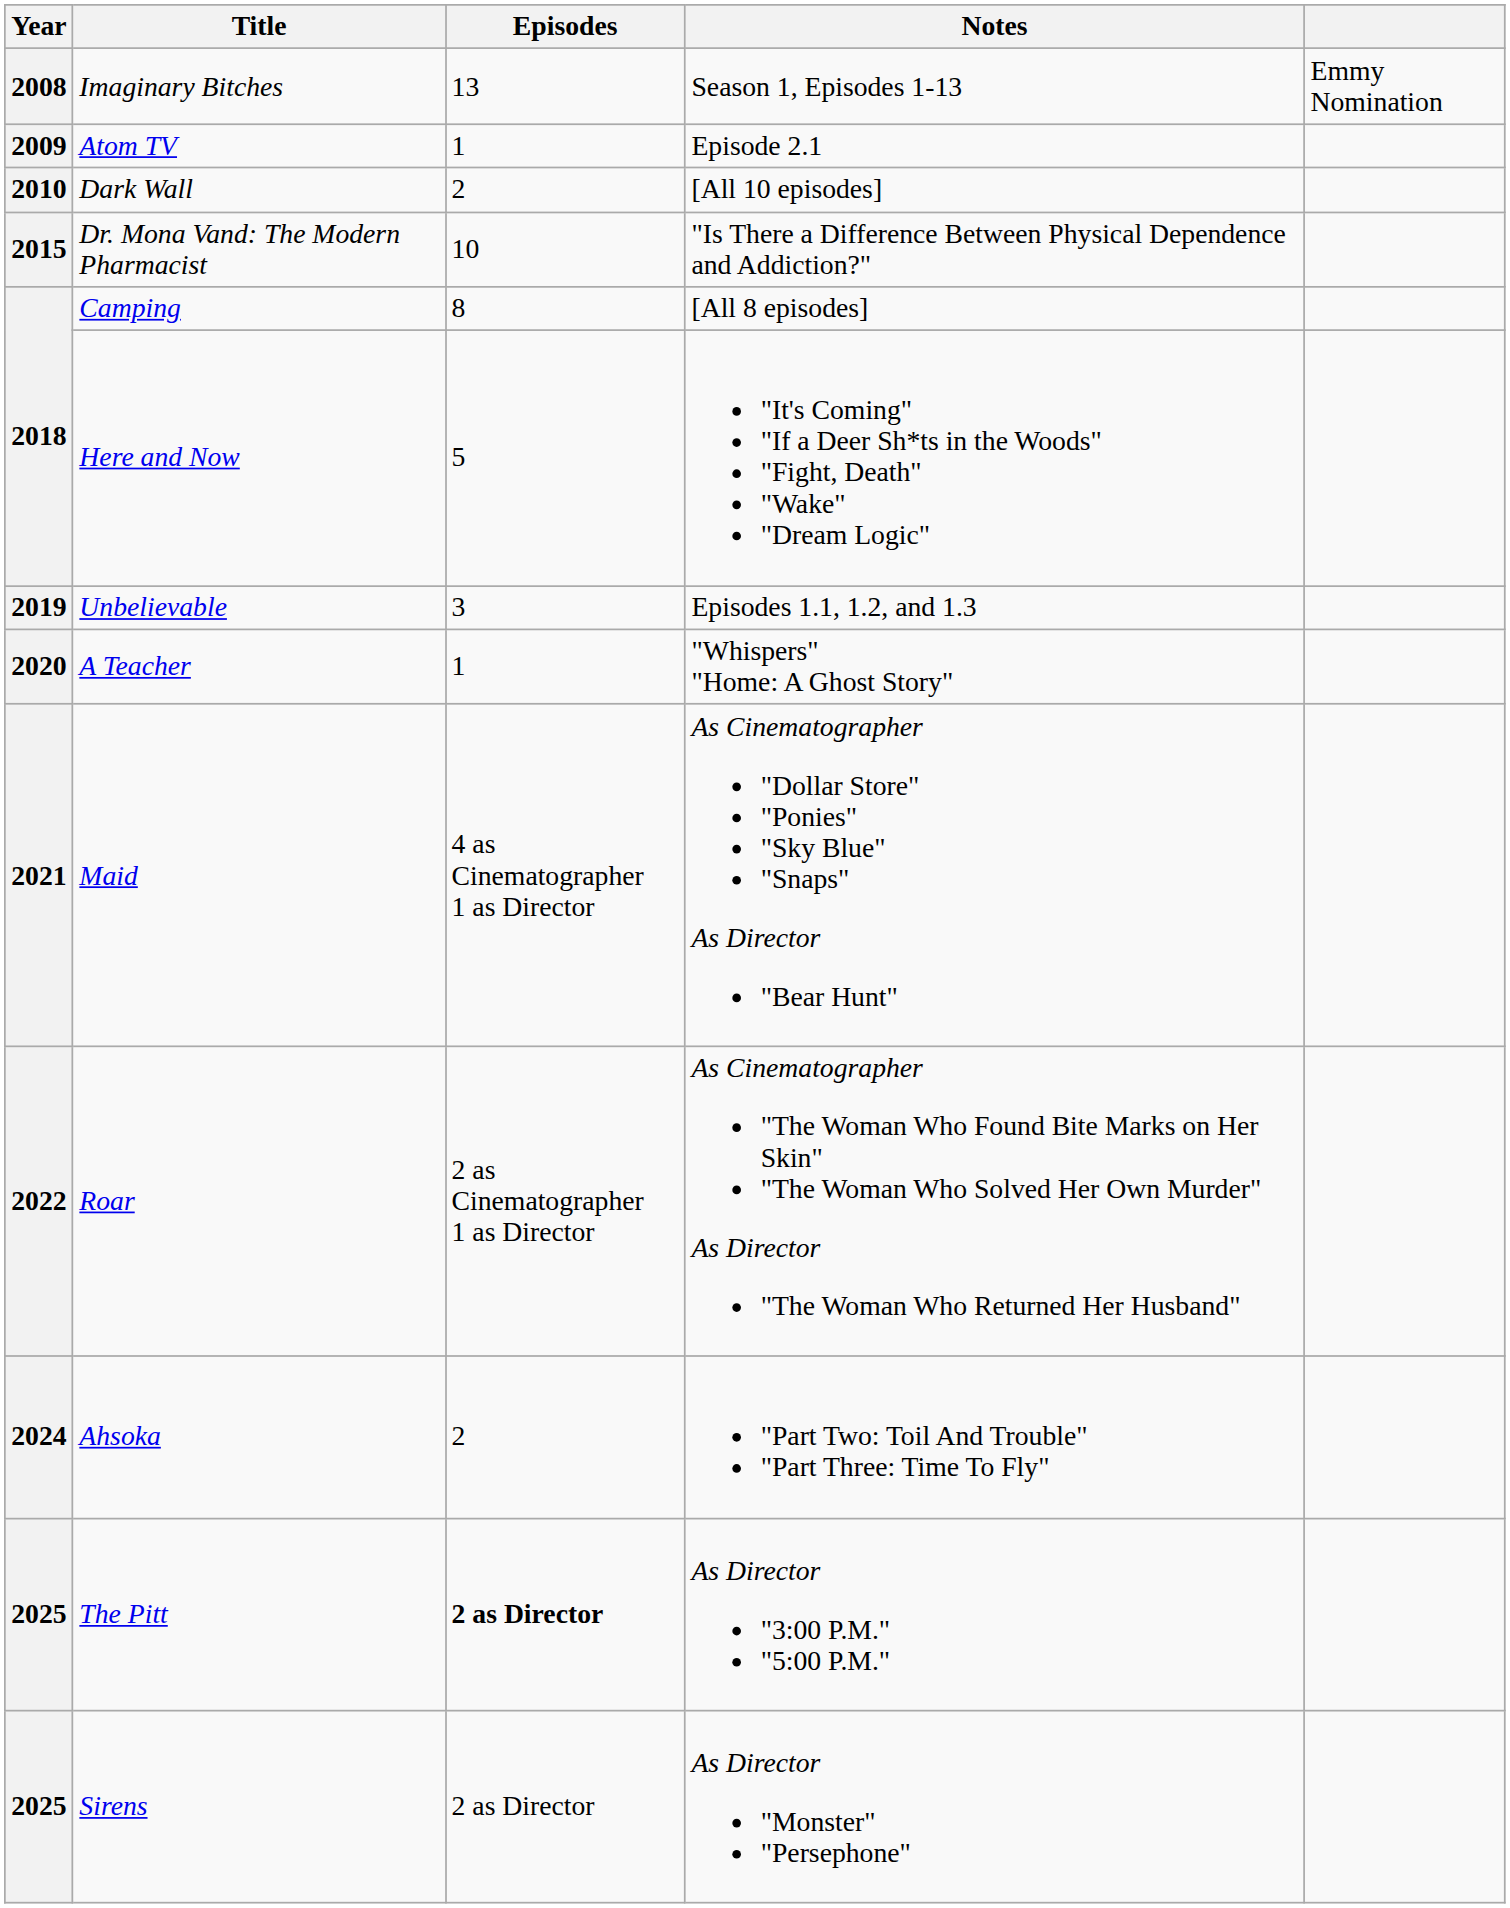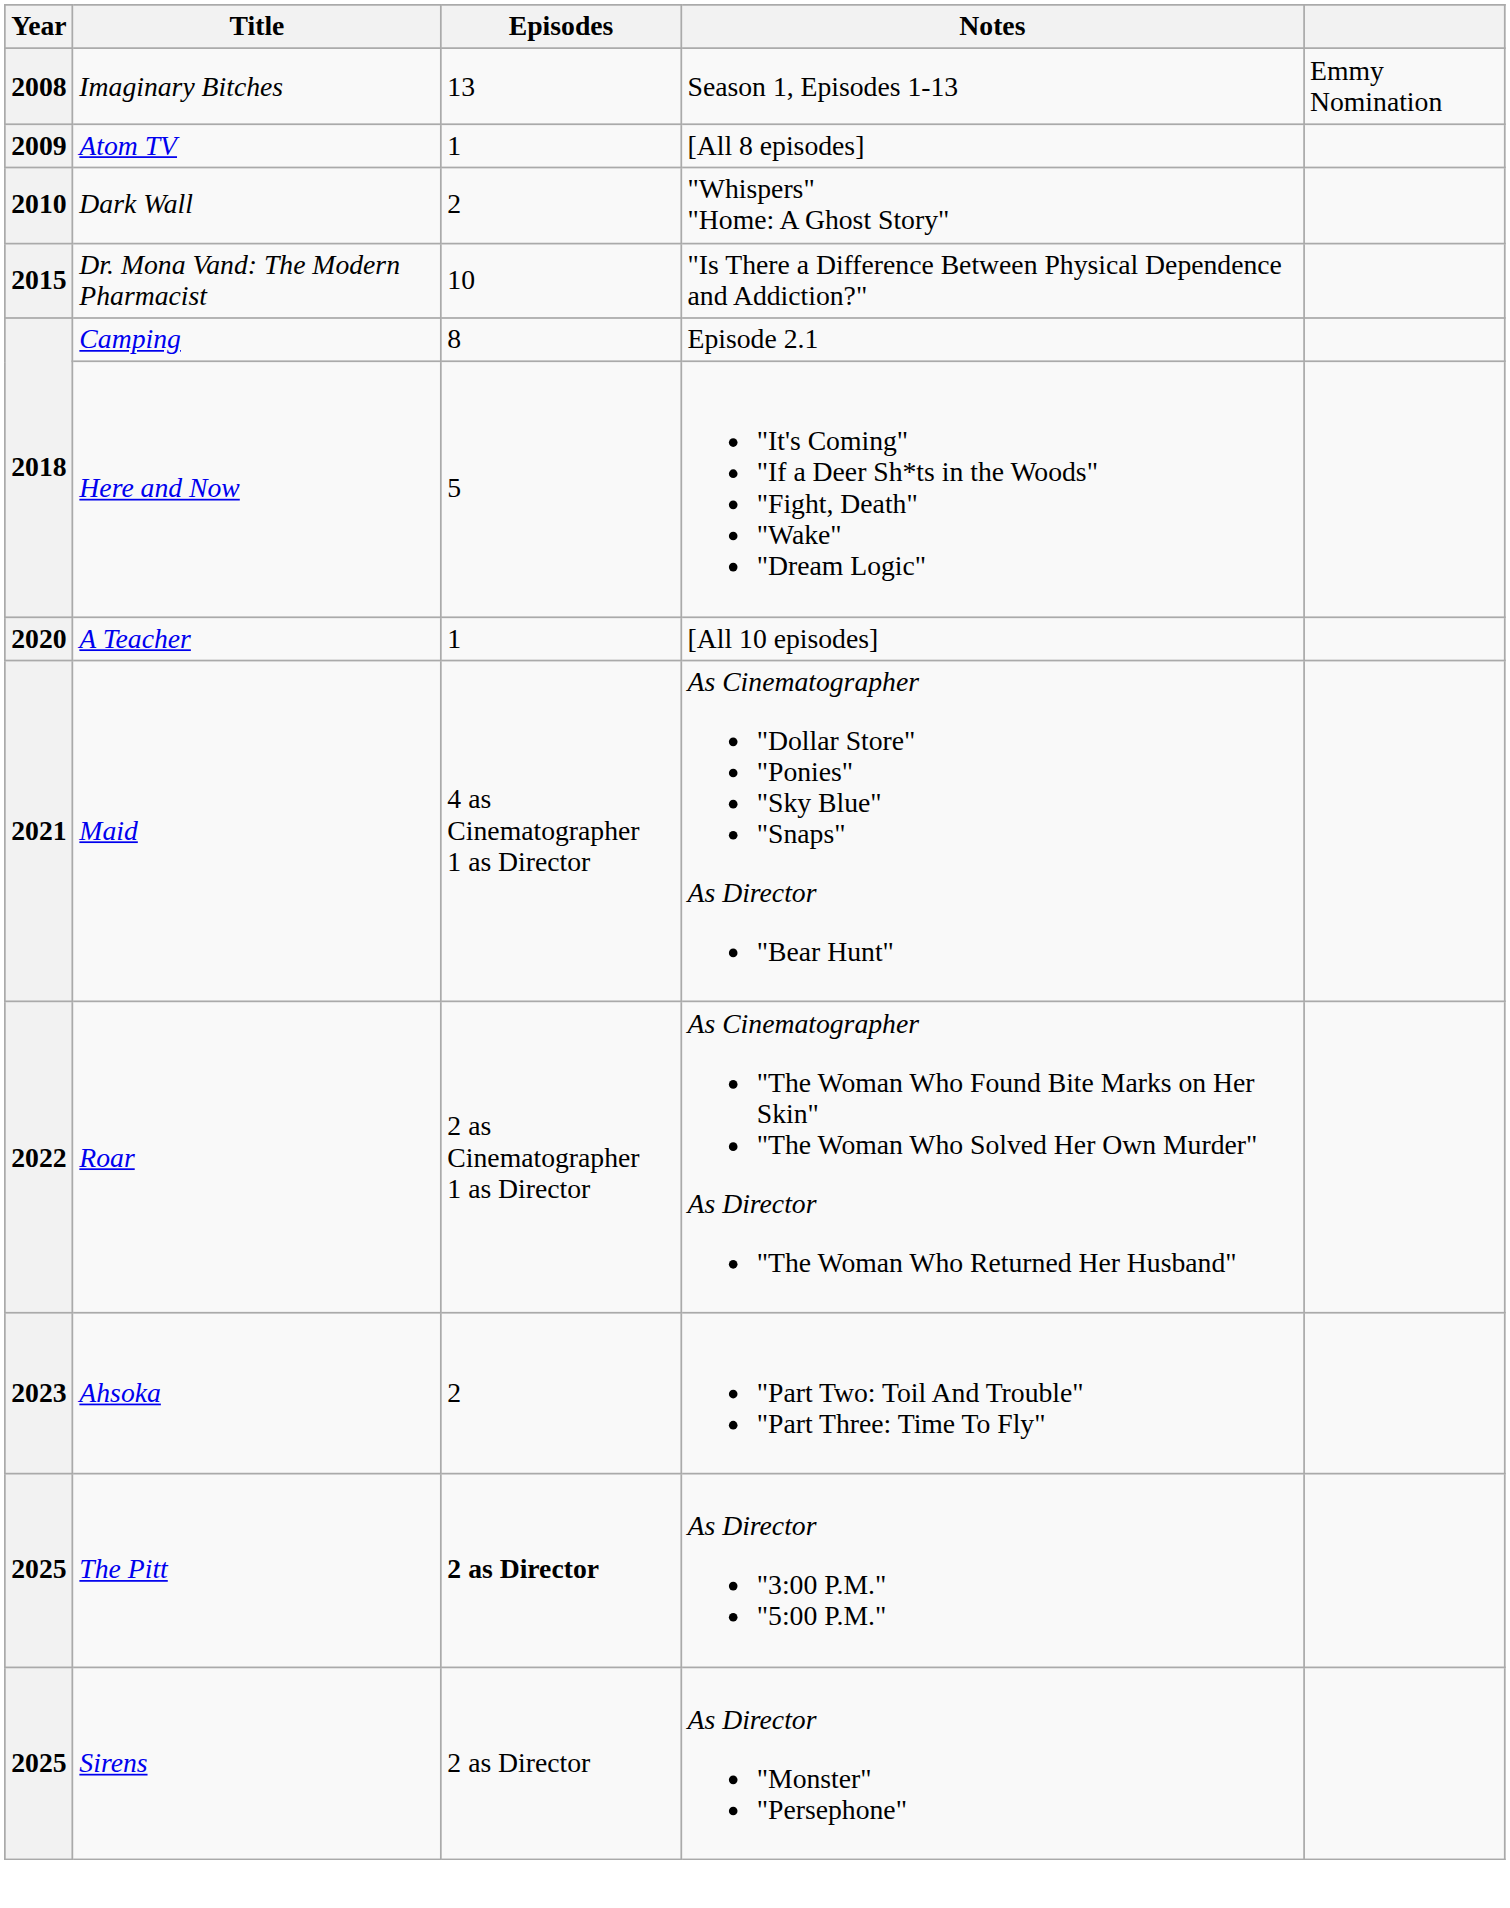(757, 145) Episode 2.1 -> (776, 145) [All 8 episodes]
(787, 189) [All 10 episodes] -> (818, 204) "Whispers" "Home: A Ghost Story"
(780, 308) [All 8 episodes] -> (753, 339) Episode 2.1
- row: (153, 607)
(822, 666) "Whispers" "Home: A Ghost Story" -> (783, 638) [All 10 episodes]
(39, 1436) 2024 -> (39, 1392) 2023
